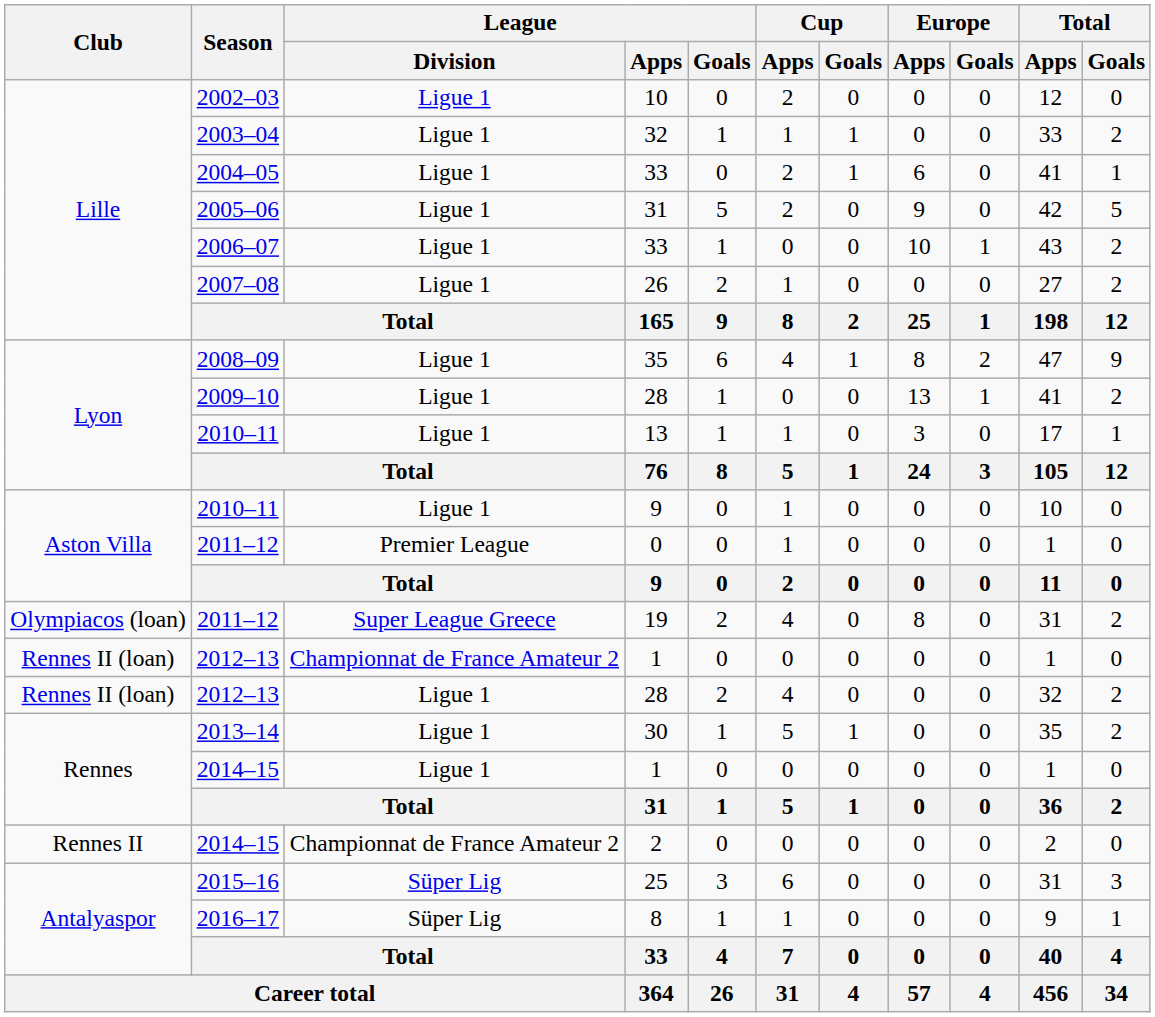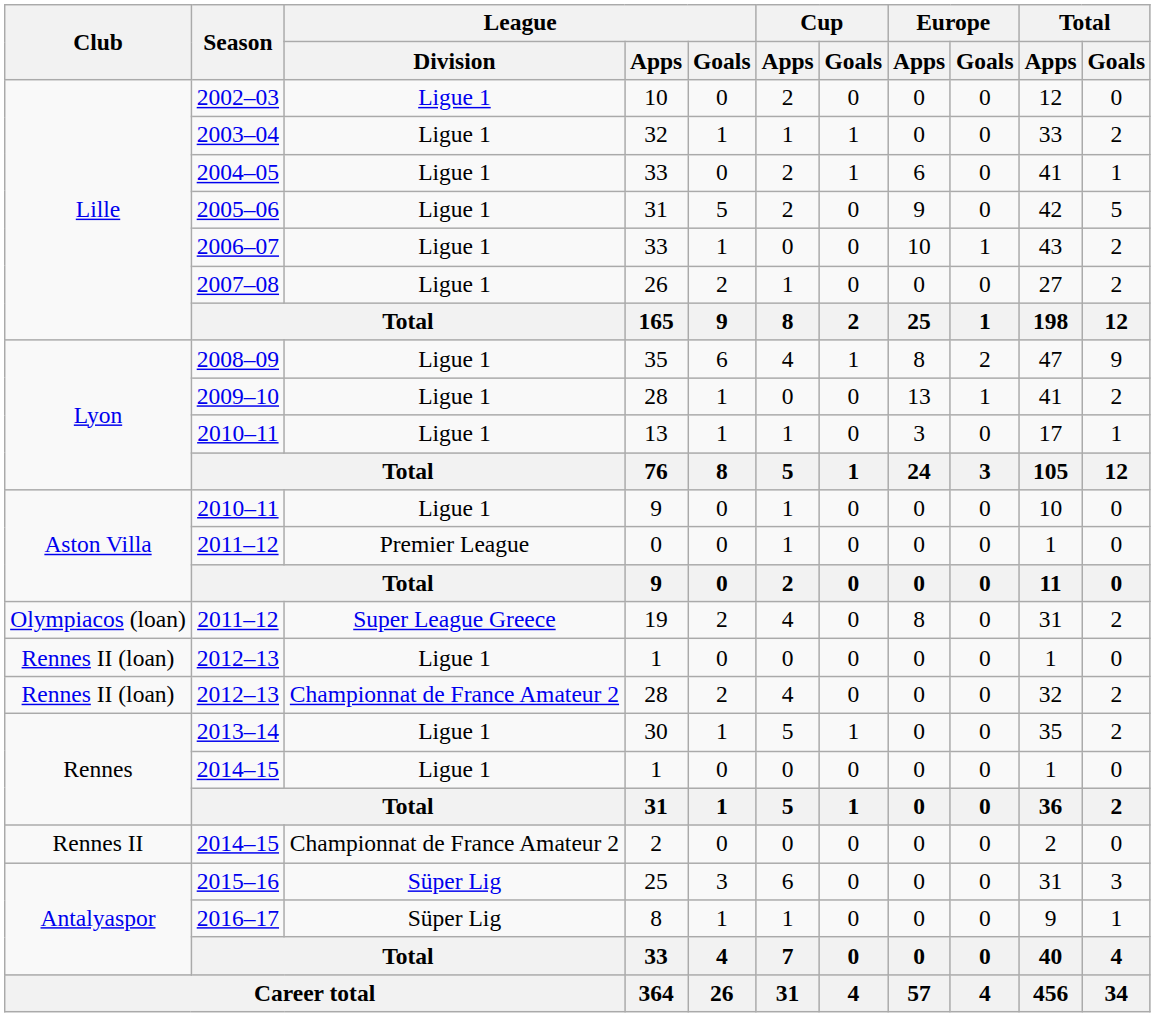(454, 657) Championnat de France Amateur 2 -> (454, 657) Ligue 1
(454, 694) Ligue 1 -> (454, 694) Championnat de France Amateur 2
